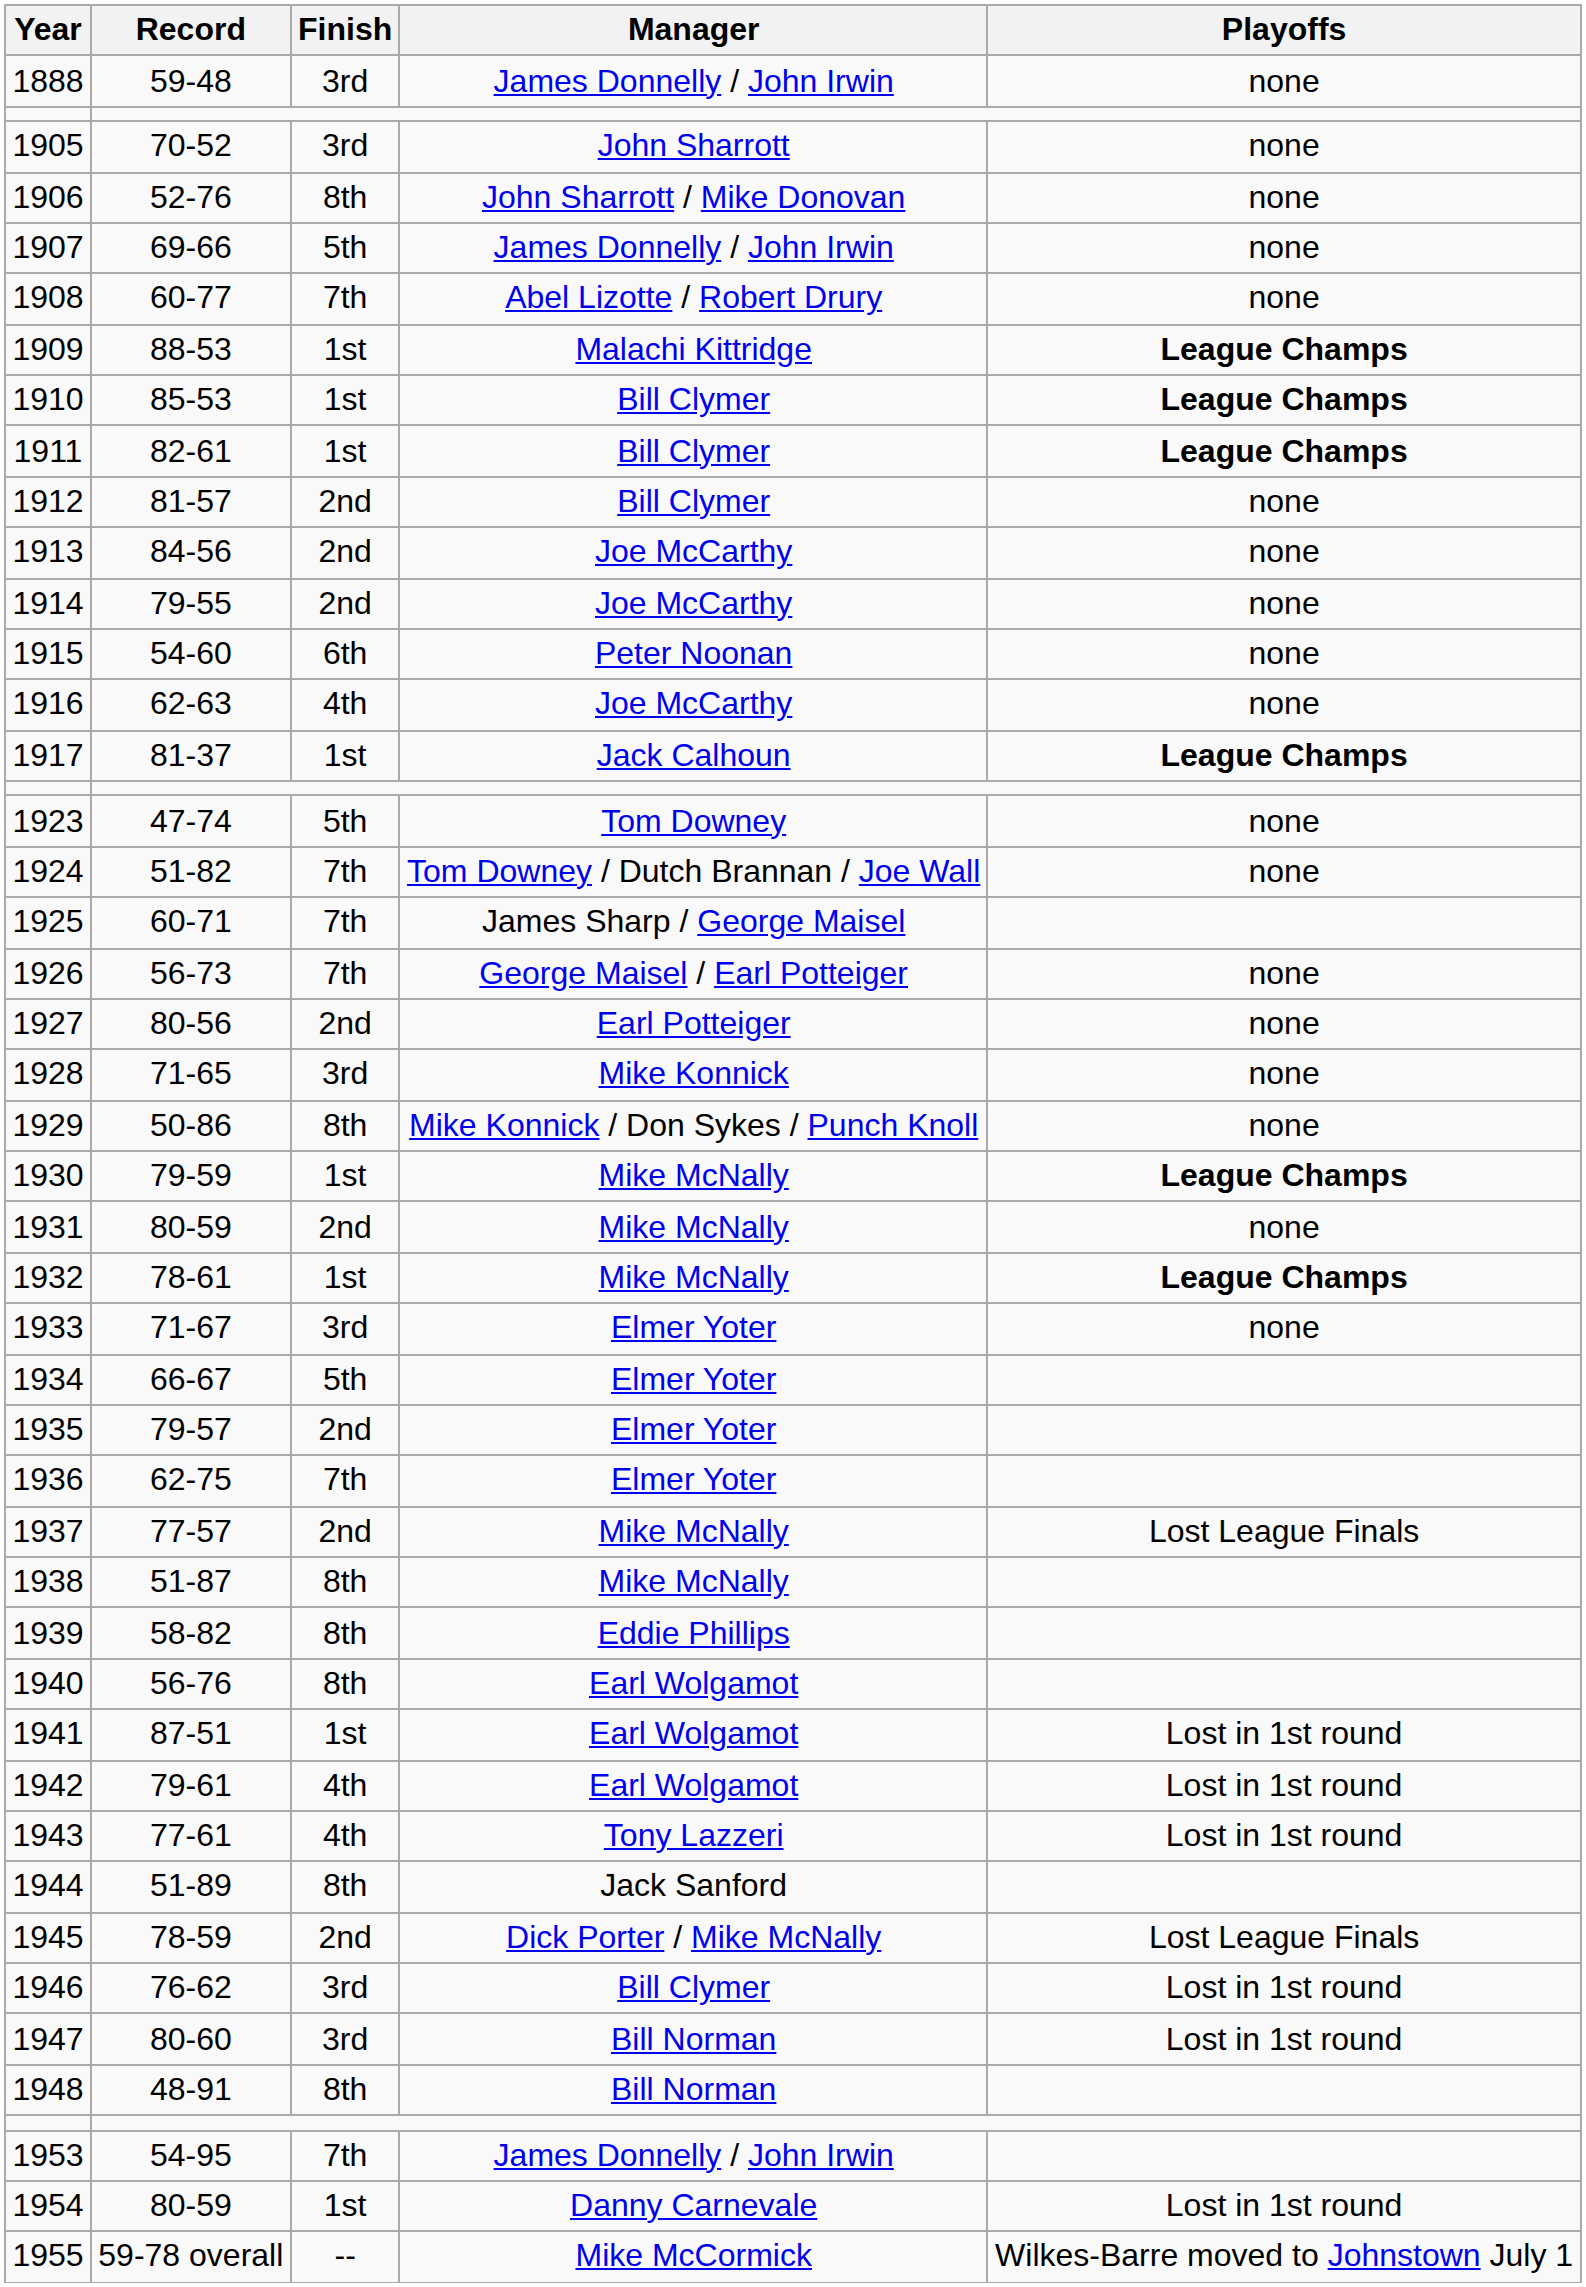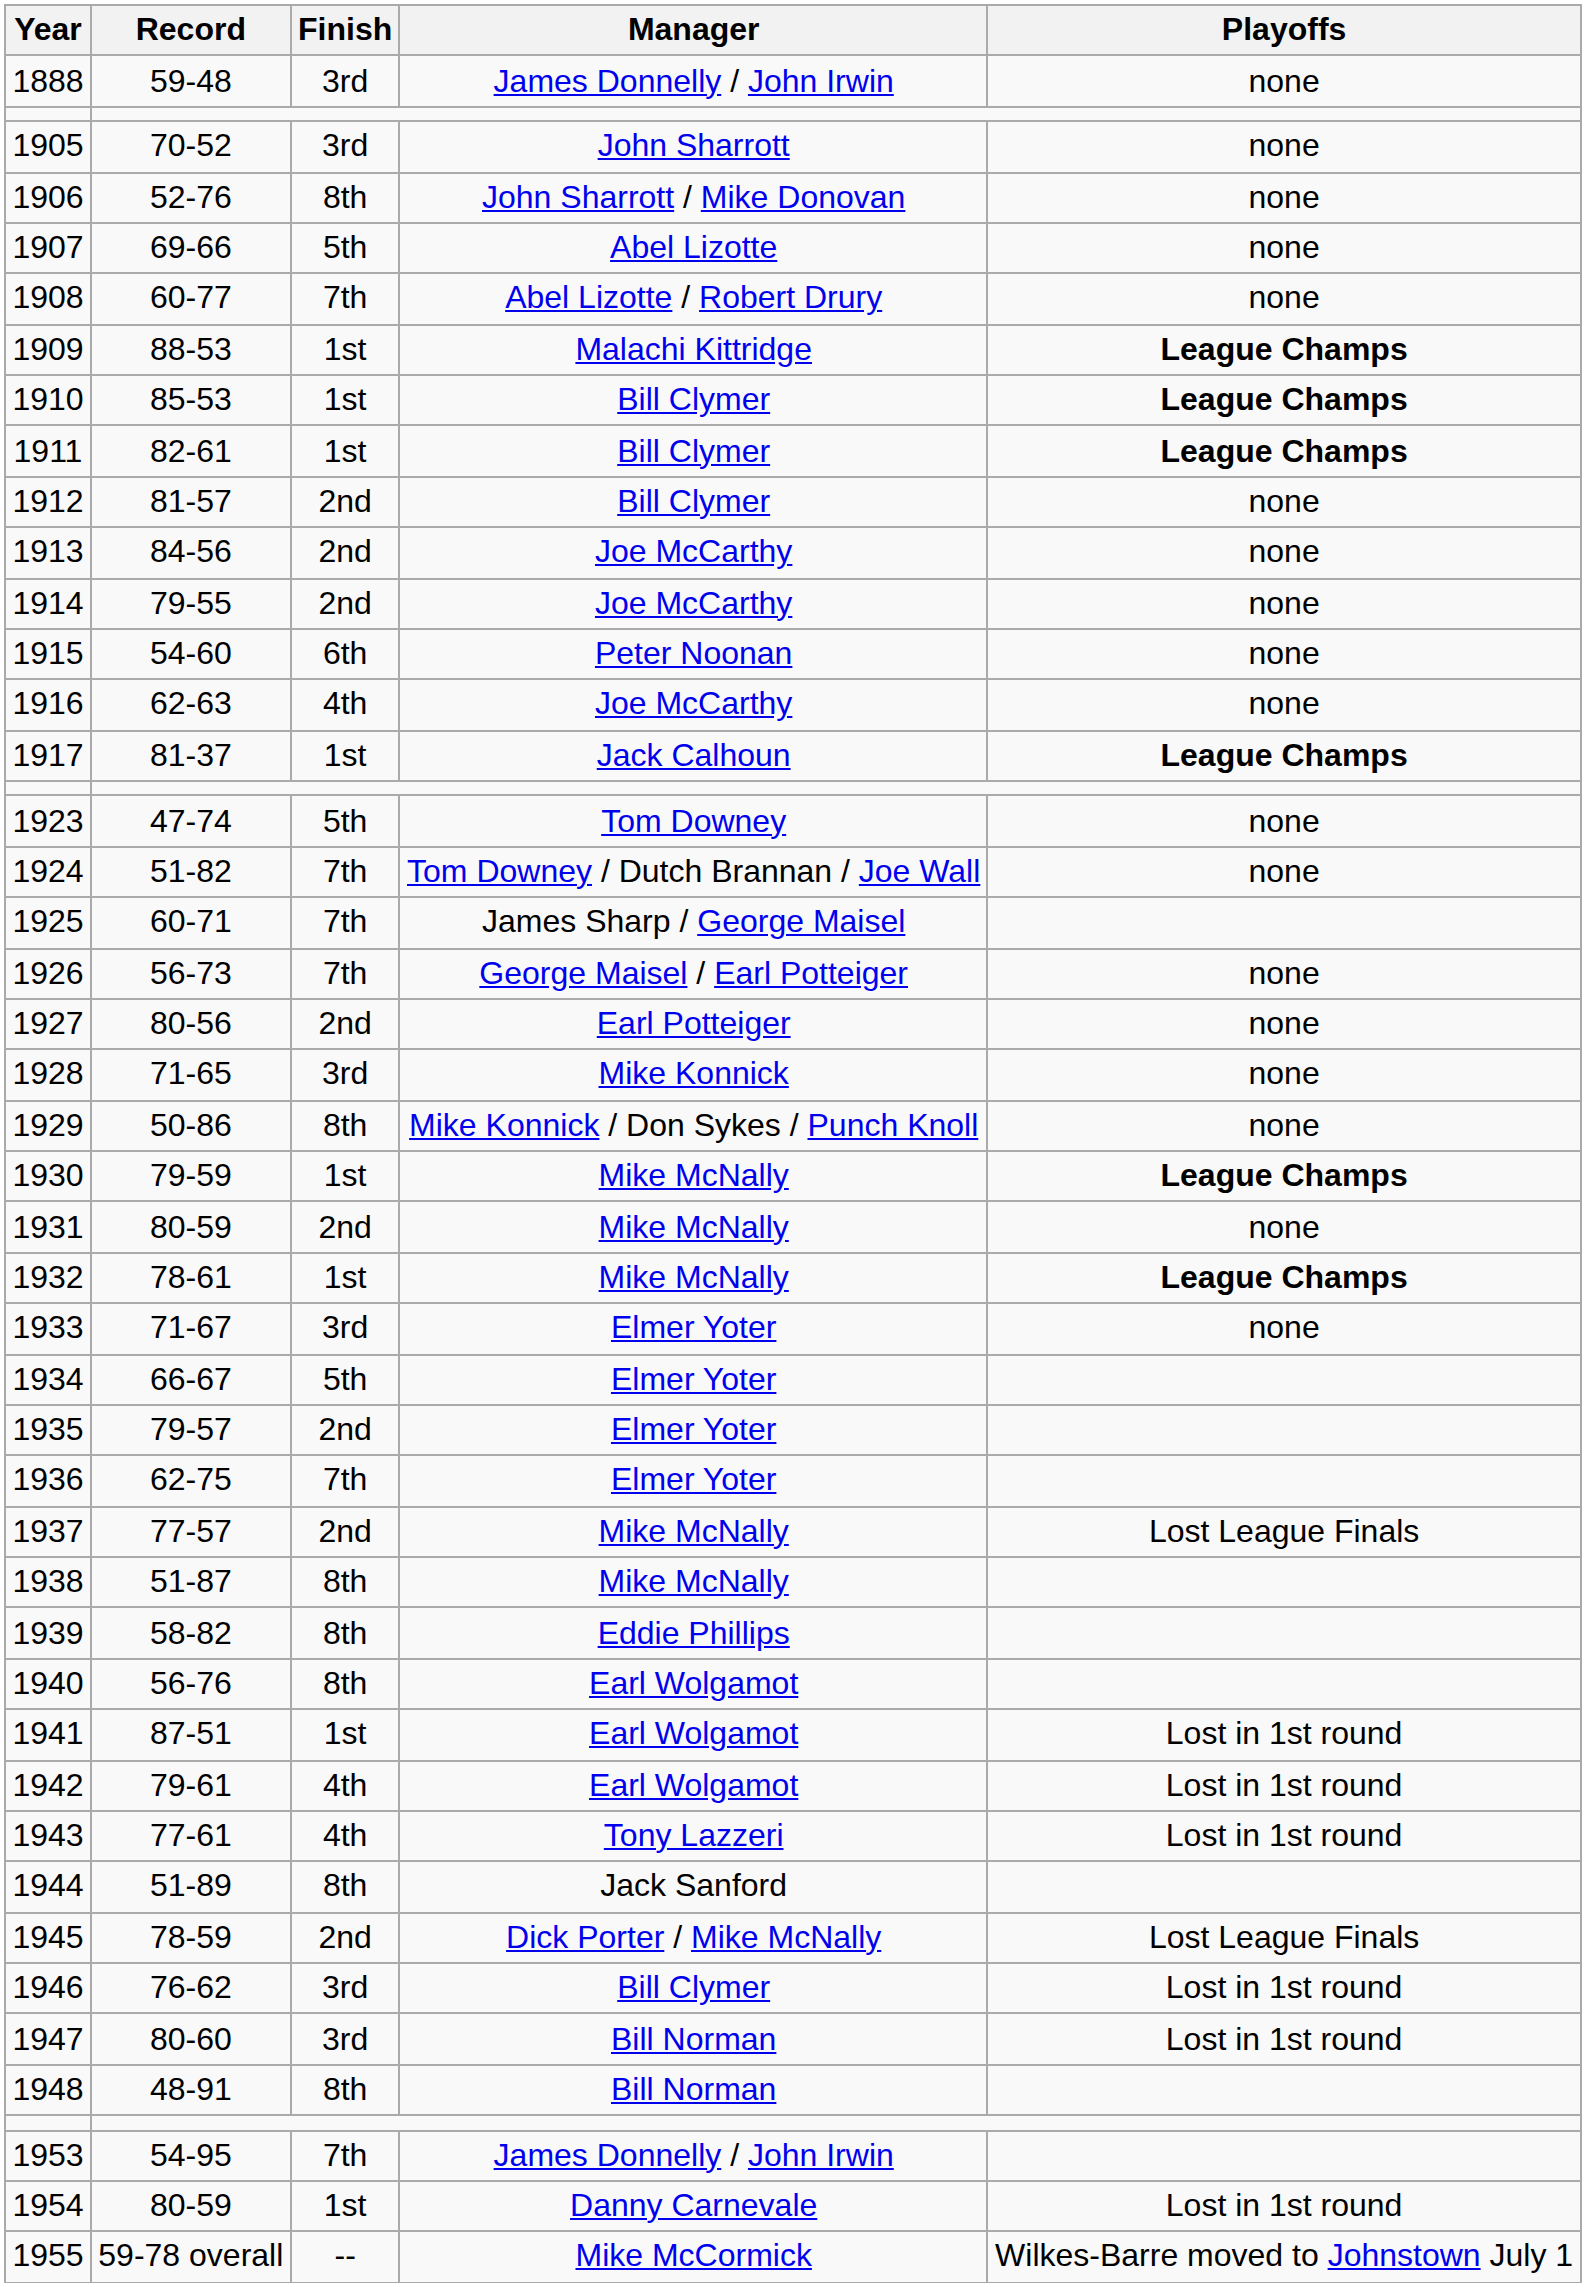(694, 247) James Donnelly / John Irwin -> (694, 247) Abel Lizotte
